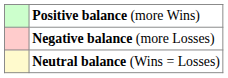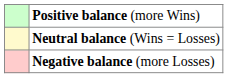rows swapped: (126, 61) <-> (123, 38)
